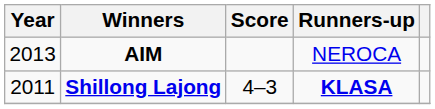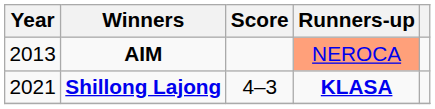(357, 53) no background -> (357, 53) lightsalmon background
(33, 86) 2011 -> (33, 86) 2021
